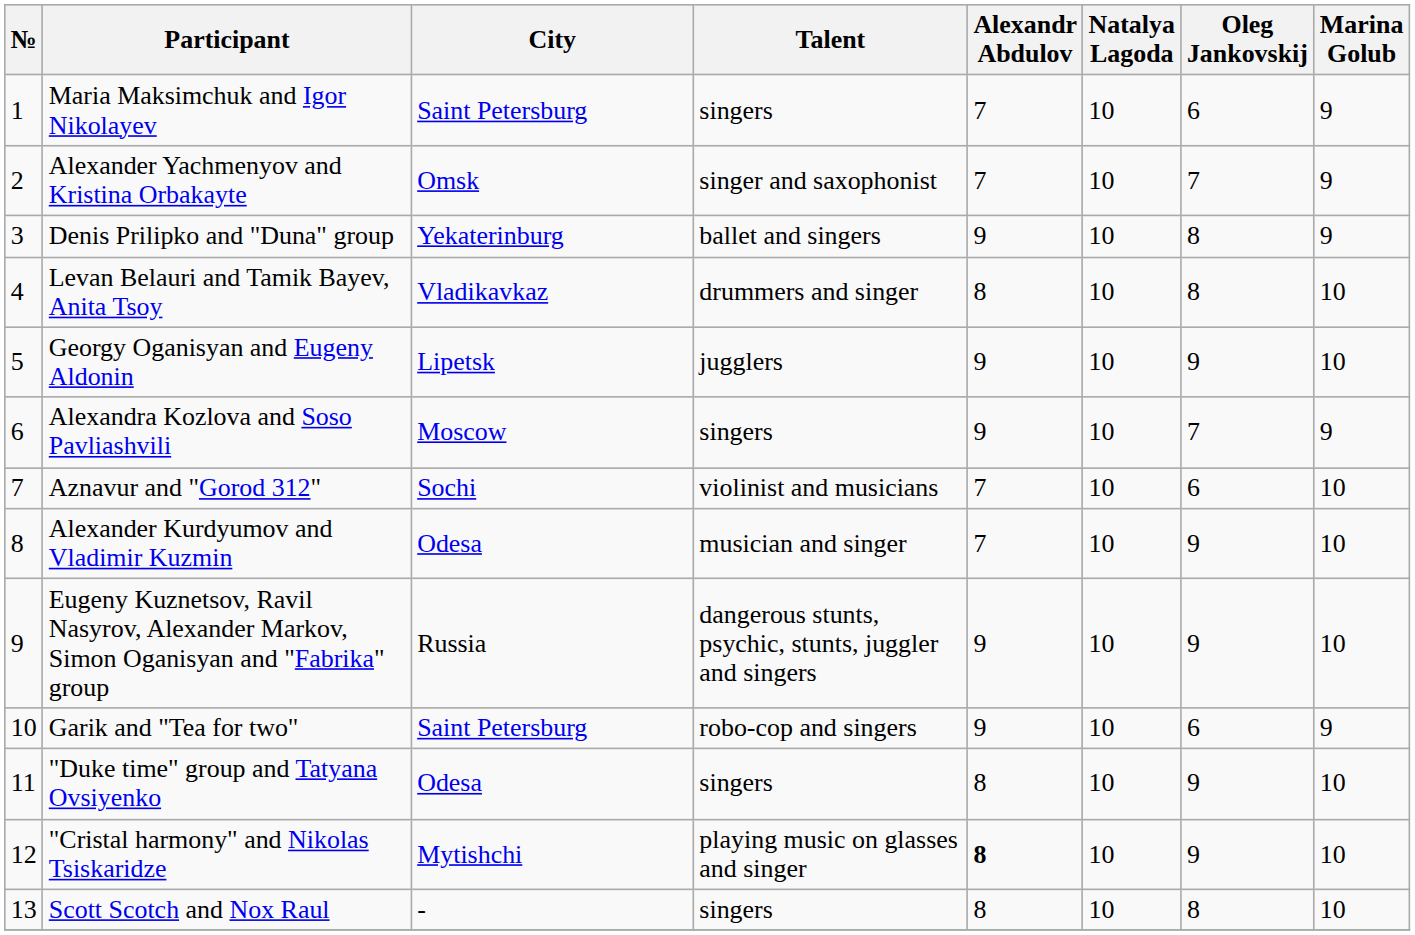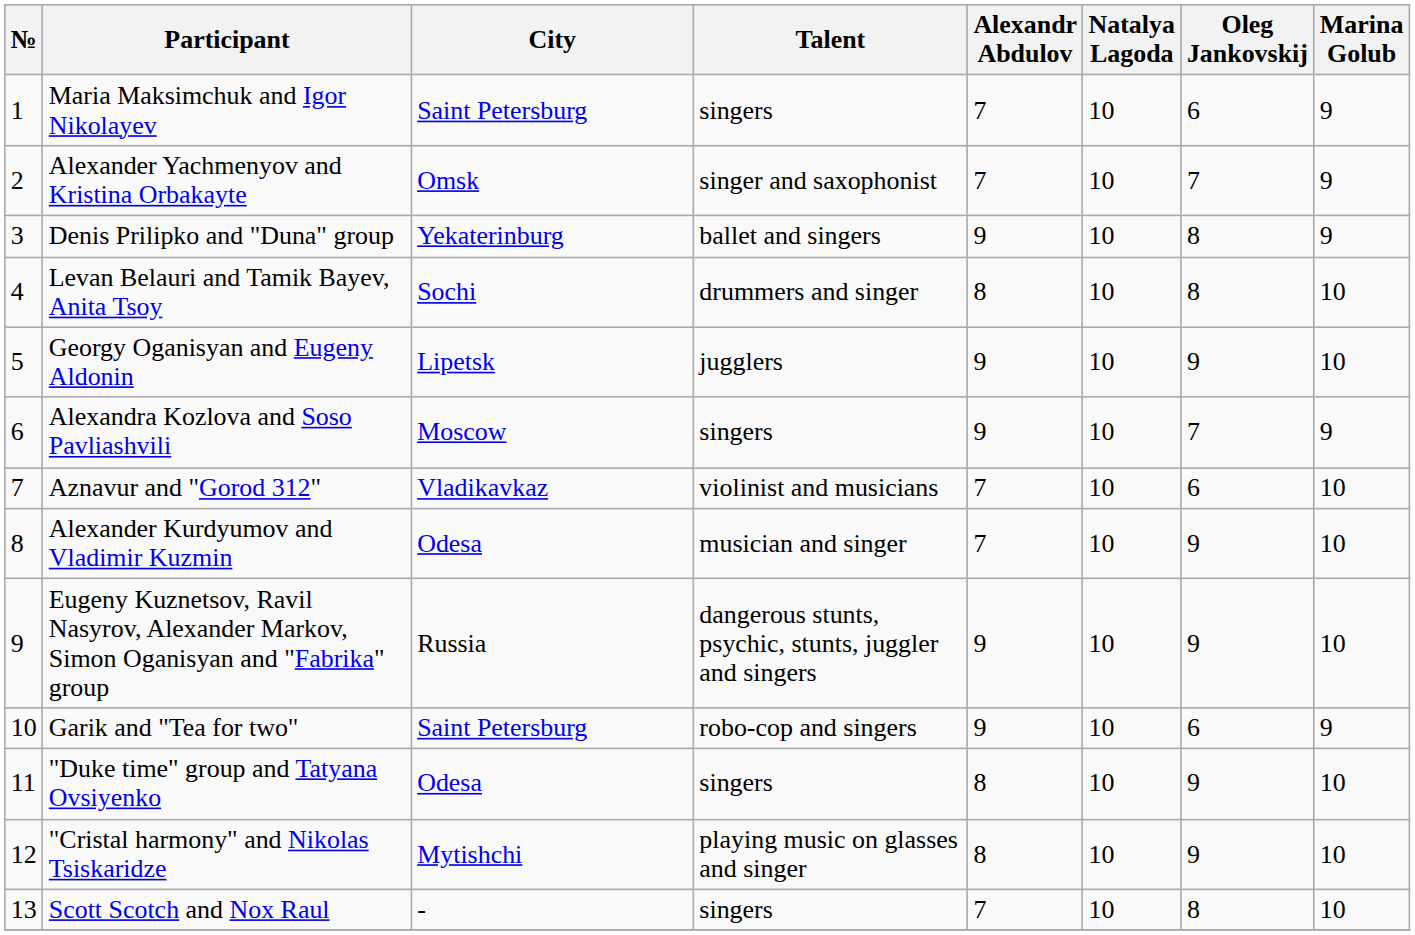(483, 291) Vladikavkaz -> (447, 291) Sochi
(447, 487) Sochi -> (483, 487) Vladikavkaz
(980, 853) bold -> (980, 853) normal
(980, 909) 8 -> (980, 909) 7
